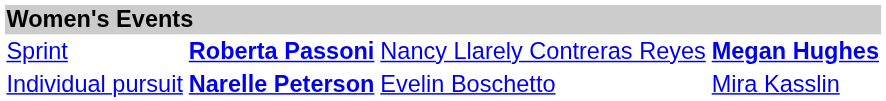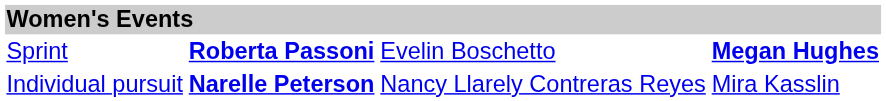(543, 51) Nancy Llarely Contreras Reyes -> (468, 51) Evelin Boschetto
(468, 84) Evelin Boschetto -> (543, 84) Nancy Llarely Contreras Reyes
